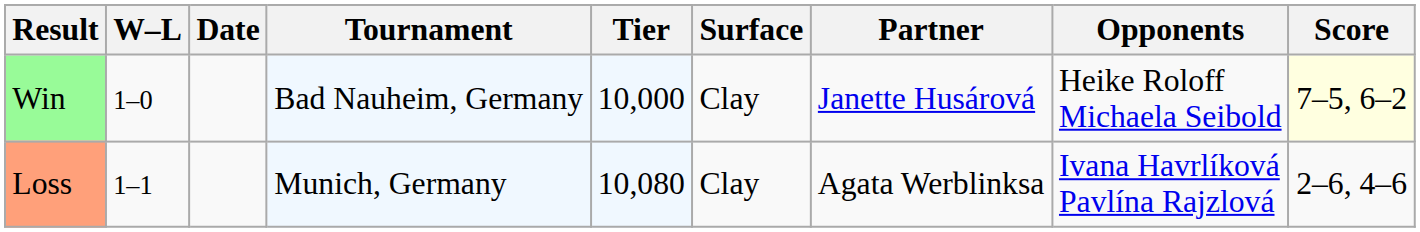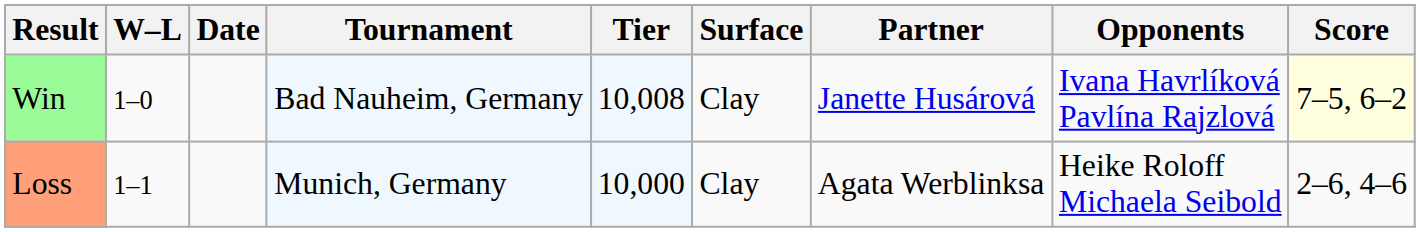(641, 97) 10,000 -> (641, 97) 10,008
(1170, 97) Heike Roloff Michaela Seibold -> (1169, 97) Ivana Havrlíková Pavlína Rajzlová
(641, 183) 10,080 -> (641, 183) 10,000
(1169, 183) Ivana Havrlíková Pavlína Rajzlová -> (1170, 183) Heike Roloff Michaela Seibold
